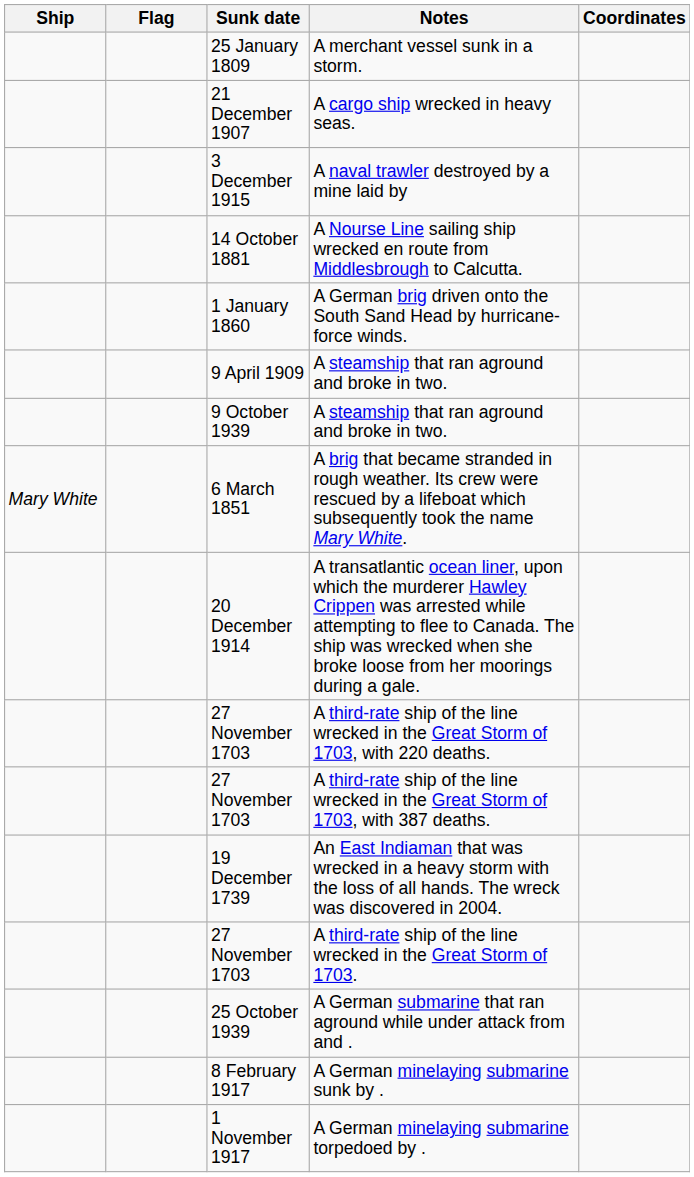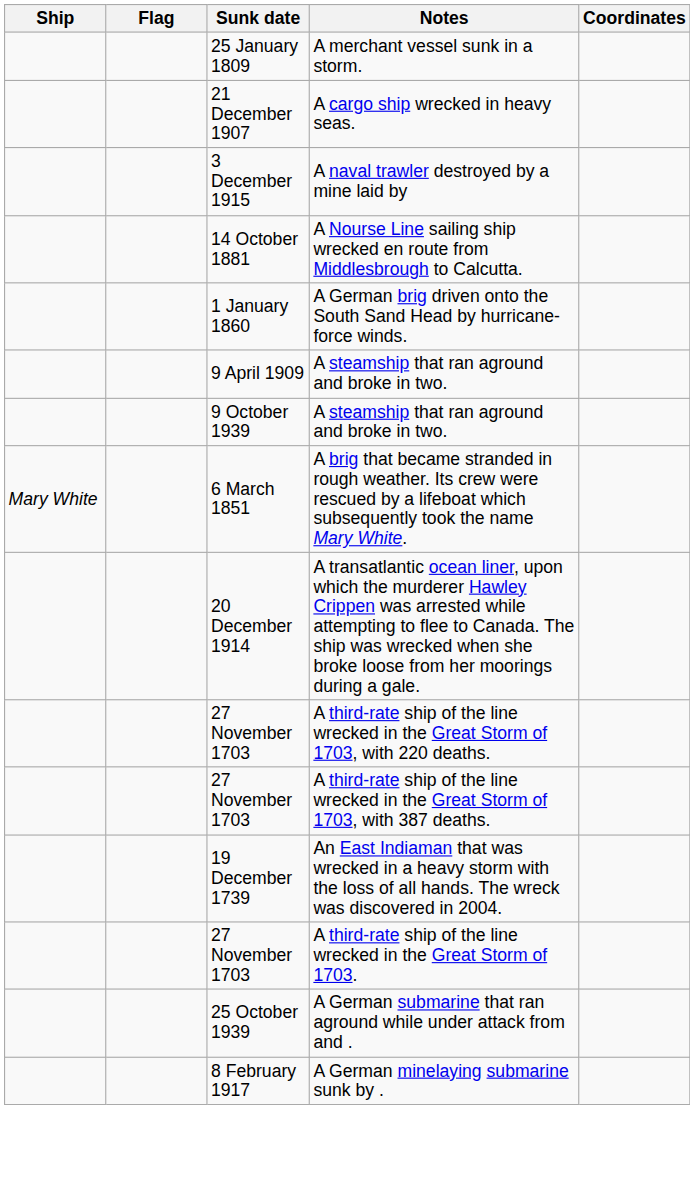- row: (252, 1138)
